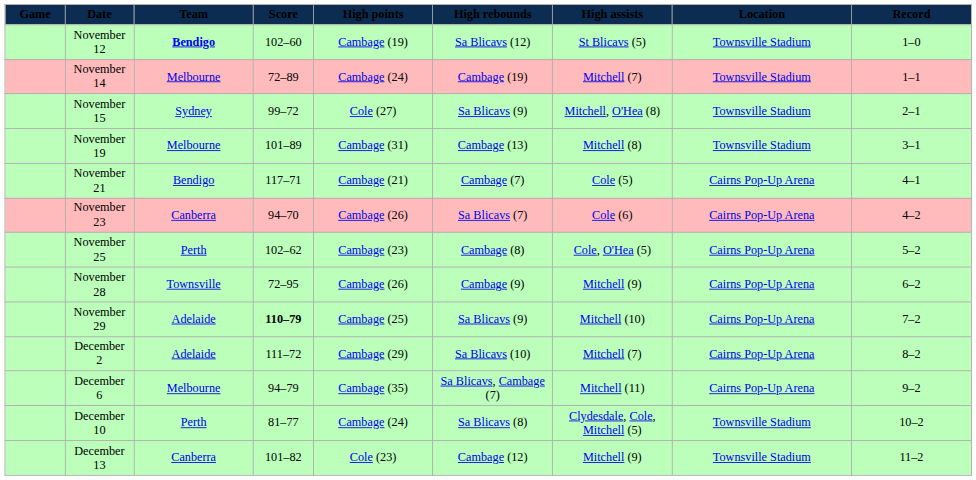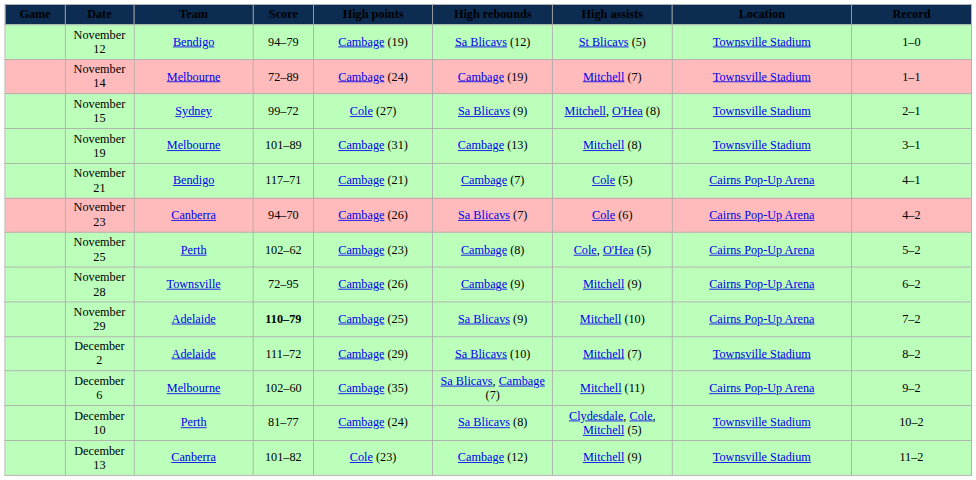(194, 42) bold -> (194, 42) normal
(283, 42) 102–60 -> (283, 42) 94–79
(762, 354) Cairns Pop-Up Arena -> (762, 354) Townsville Stadium
(283, 388) 94–79 -> (283, 388) 102–60
